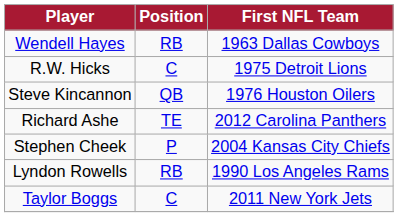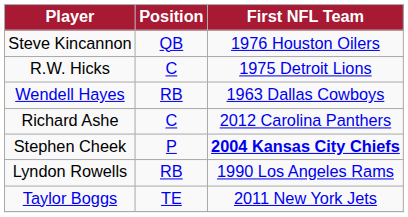rows swapped: (70, 43) <-> (70, 95)
(171, 120) TE -> (171, 120) C
(300, 146) normal -> (305, 146) bold
(171, 198) C -> (171, 198) TE
